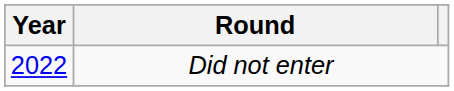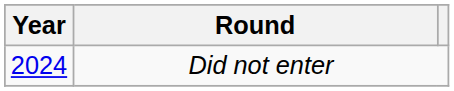(39, 65) 2022 -> (39, 65) 2024
